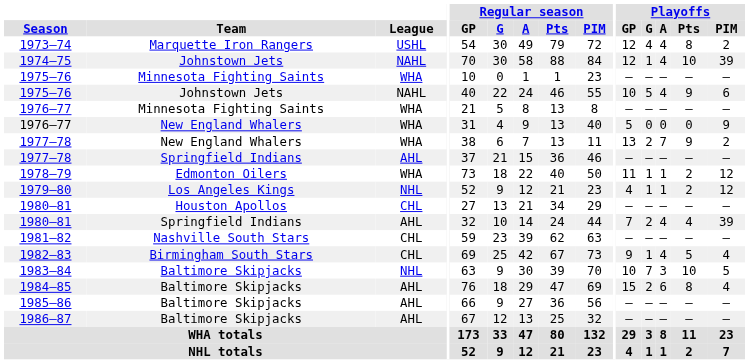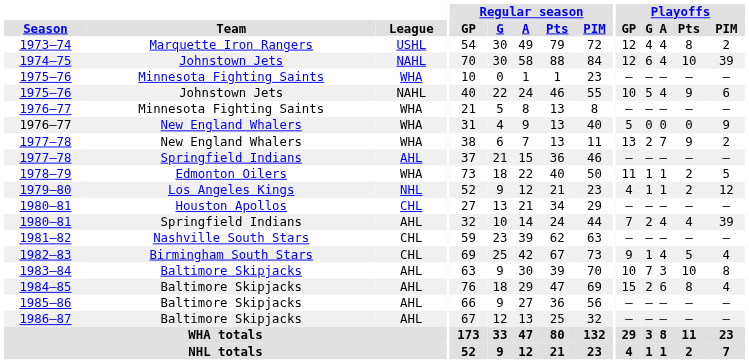(649, 61) 1 -> (649, 61) 6
(726, 174) 12 -> (726, 174) 5
(411, 270) NHL -> (411, 270) AHL
(726, 270) 5 -> (726, 270) 8
